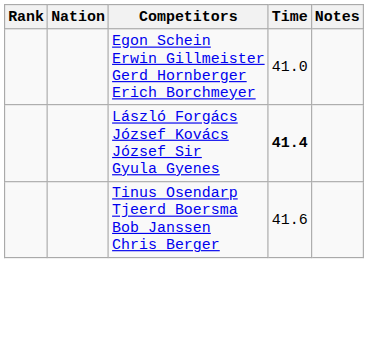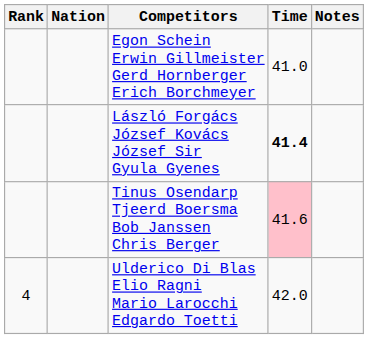(290, 219) no background -> (290, 219) pink background
+ row: (184, 295)
